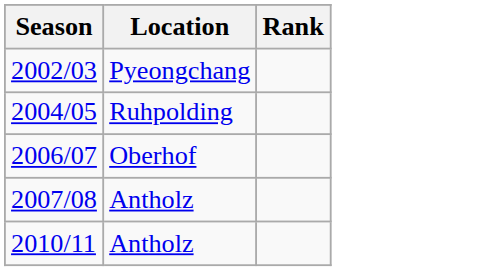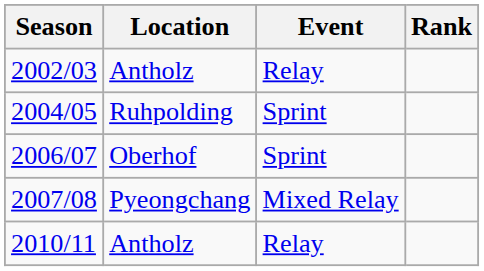+ column: (331, 26)
(180, 69) Pyeongchang -> (151, 69) Antholz
(151, 199) Antholz -> (180, 199) Pyeongchang
